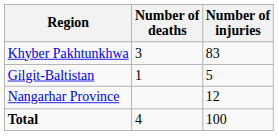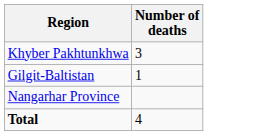- column: (238, 23)
